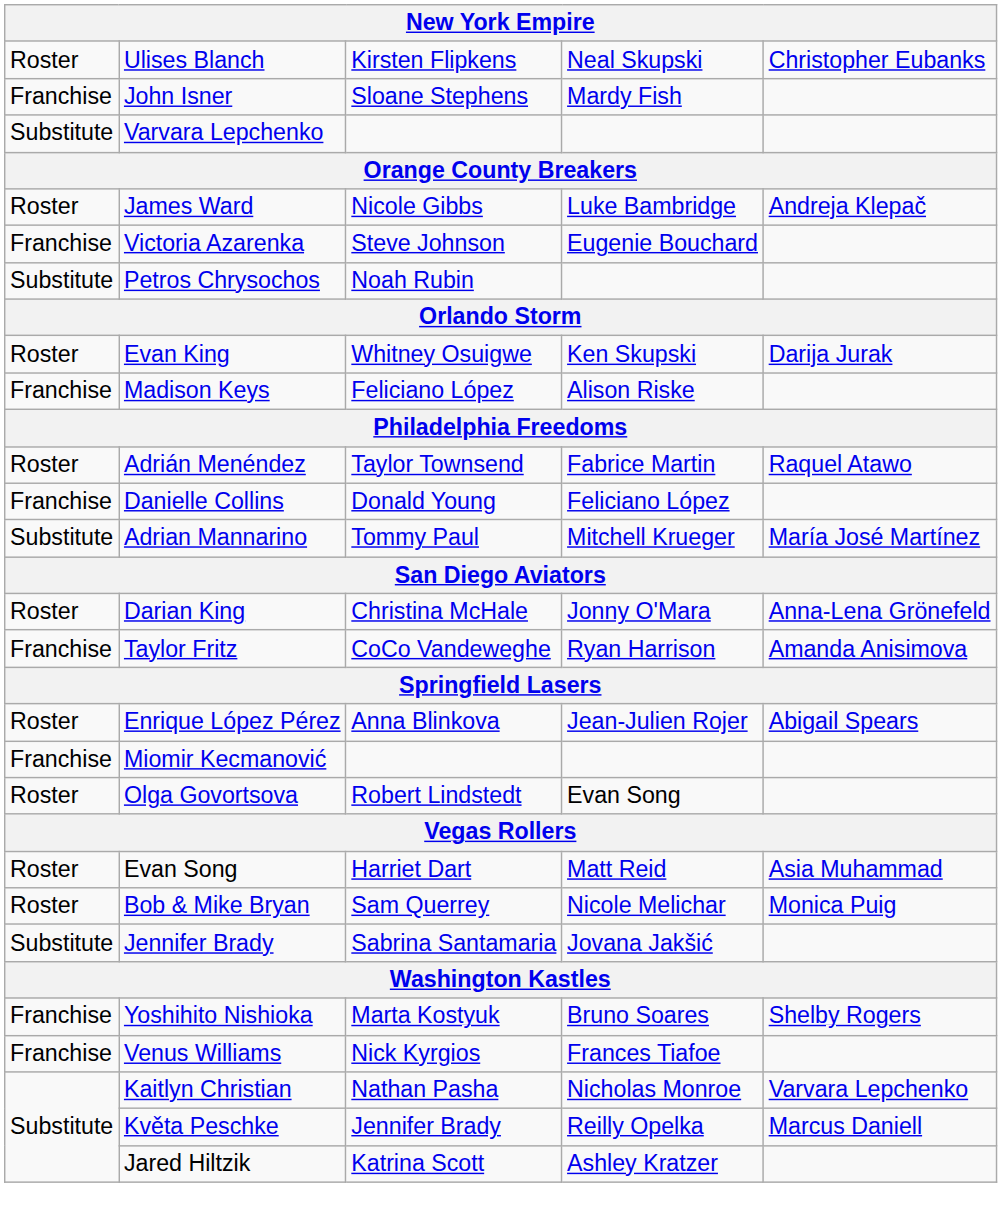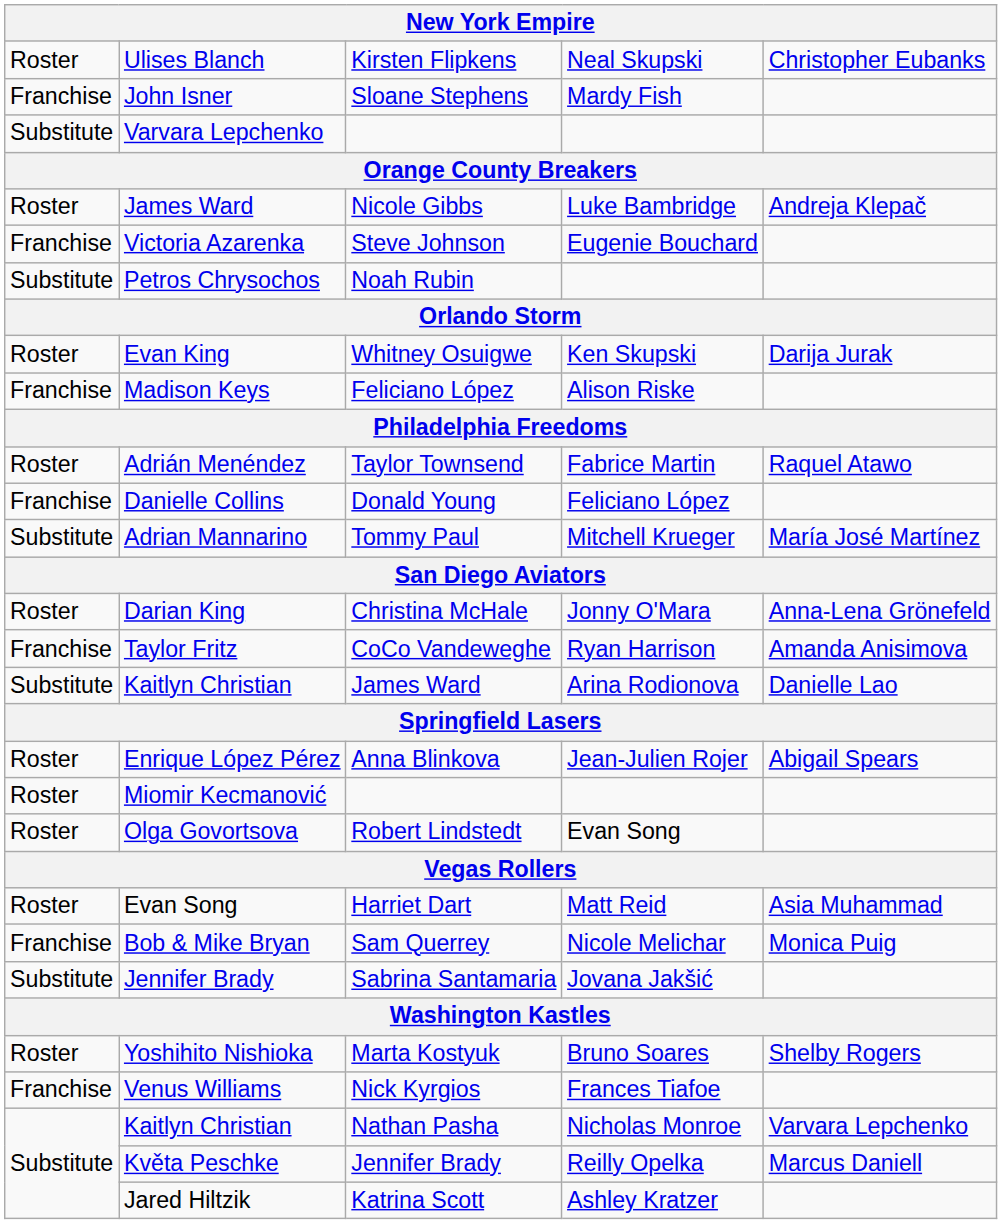+ row: (208, 685)
(61, 758) Franchise -> (44, 795) Roster
(44, 905) Roster -> (61, 942) Franchise
(61, 1016) Franchise -> (44, 1053) Roster
